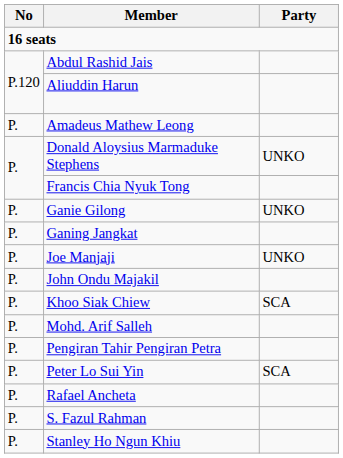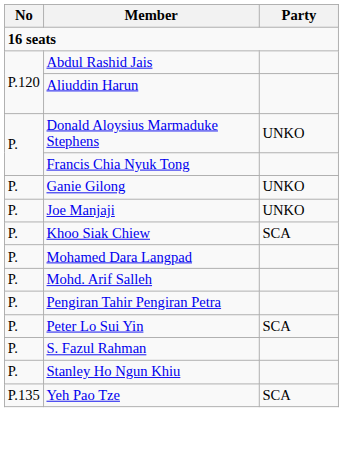- row: (120, 124)
- row: (92, 233)
- row: (103, 279)
+ row: (119, 256)
- row: (91, 395)
+ row: (83, 395)
